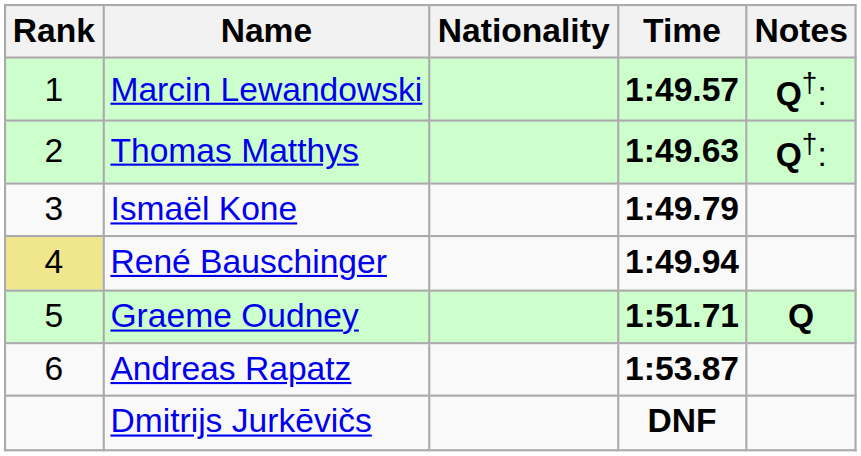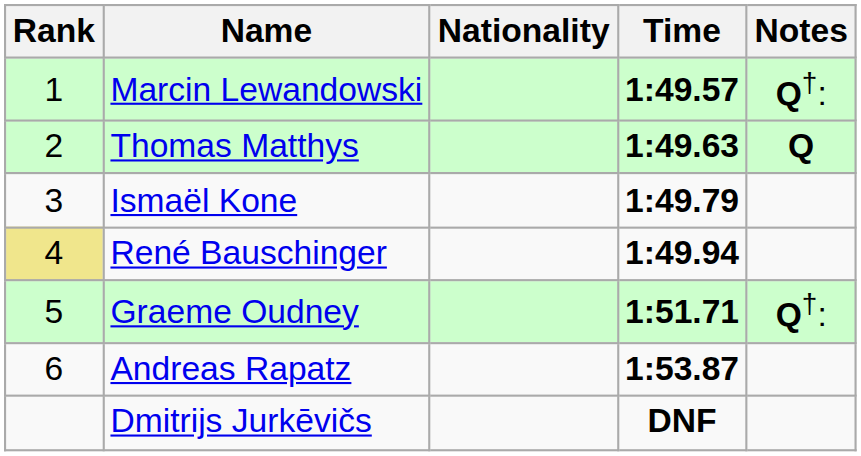(801, 151) Q†: -> (801, 146) Q
(801, 315) Q -> (801, 311) Q†:
